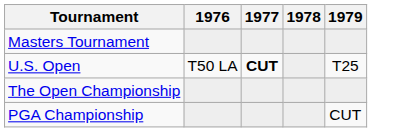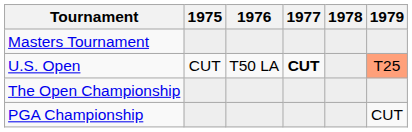+ column: (205, 17)
(345, 66) no background -> (387, 66) lightsalmon background
